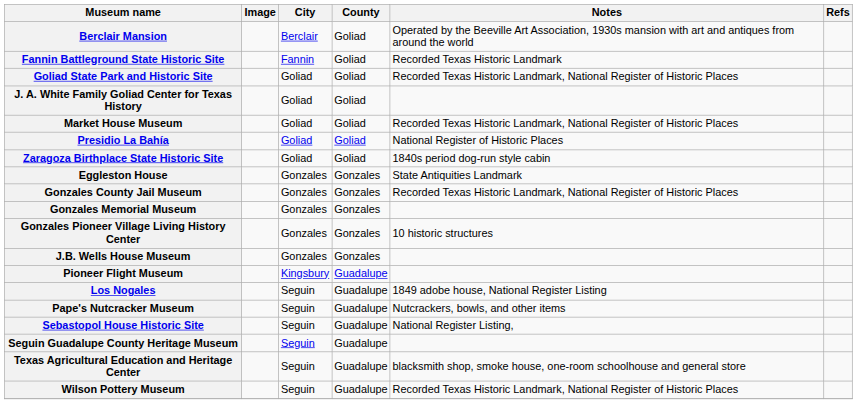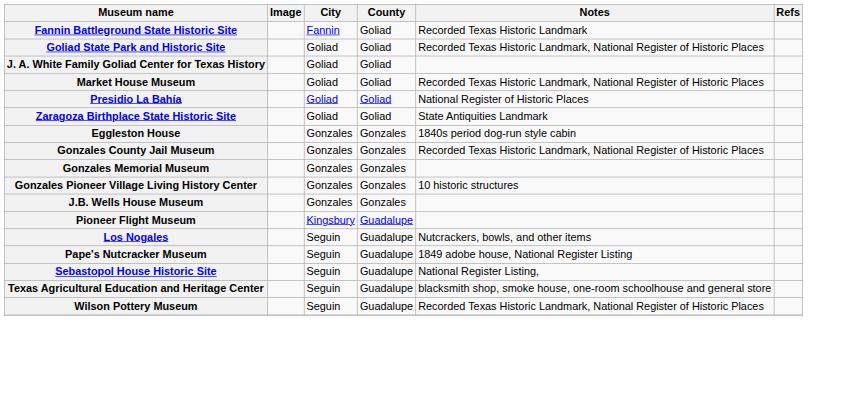- row: (123, 36)
(471, 158) 1840s period dog-run style cabin -> (483, 116) State Antiquities Landmark
(457, 175) State Antiquities Landmark -> (497, 133) 1840s period dog-run style cabin
(500, 291) 1849 adobe house, National Register Listing -> (505, 237) Nutcrackers, bowls, and other items
(479, 308) Nutcrackers, bowls, and other items -> (525, 254) 1849 adobe house, National Register Listing
- row: (123, 343)
